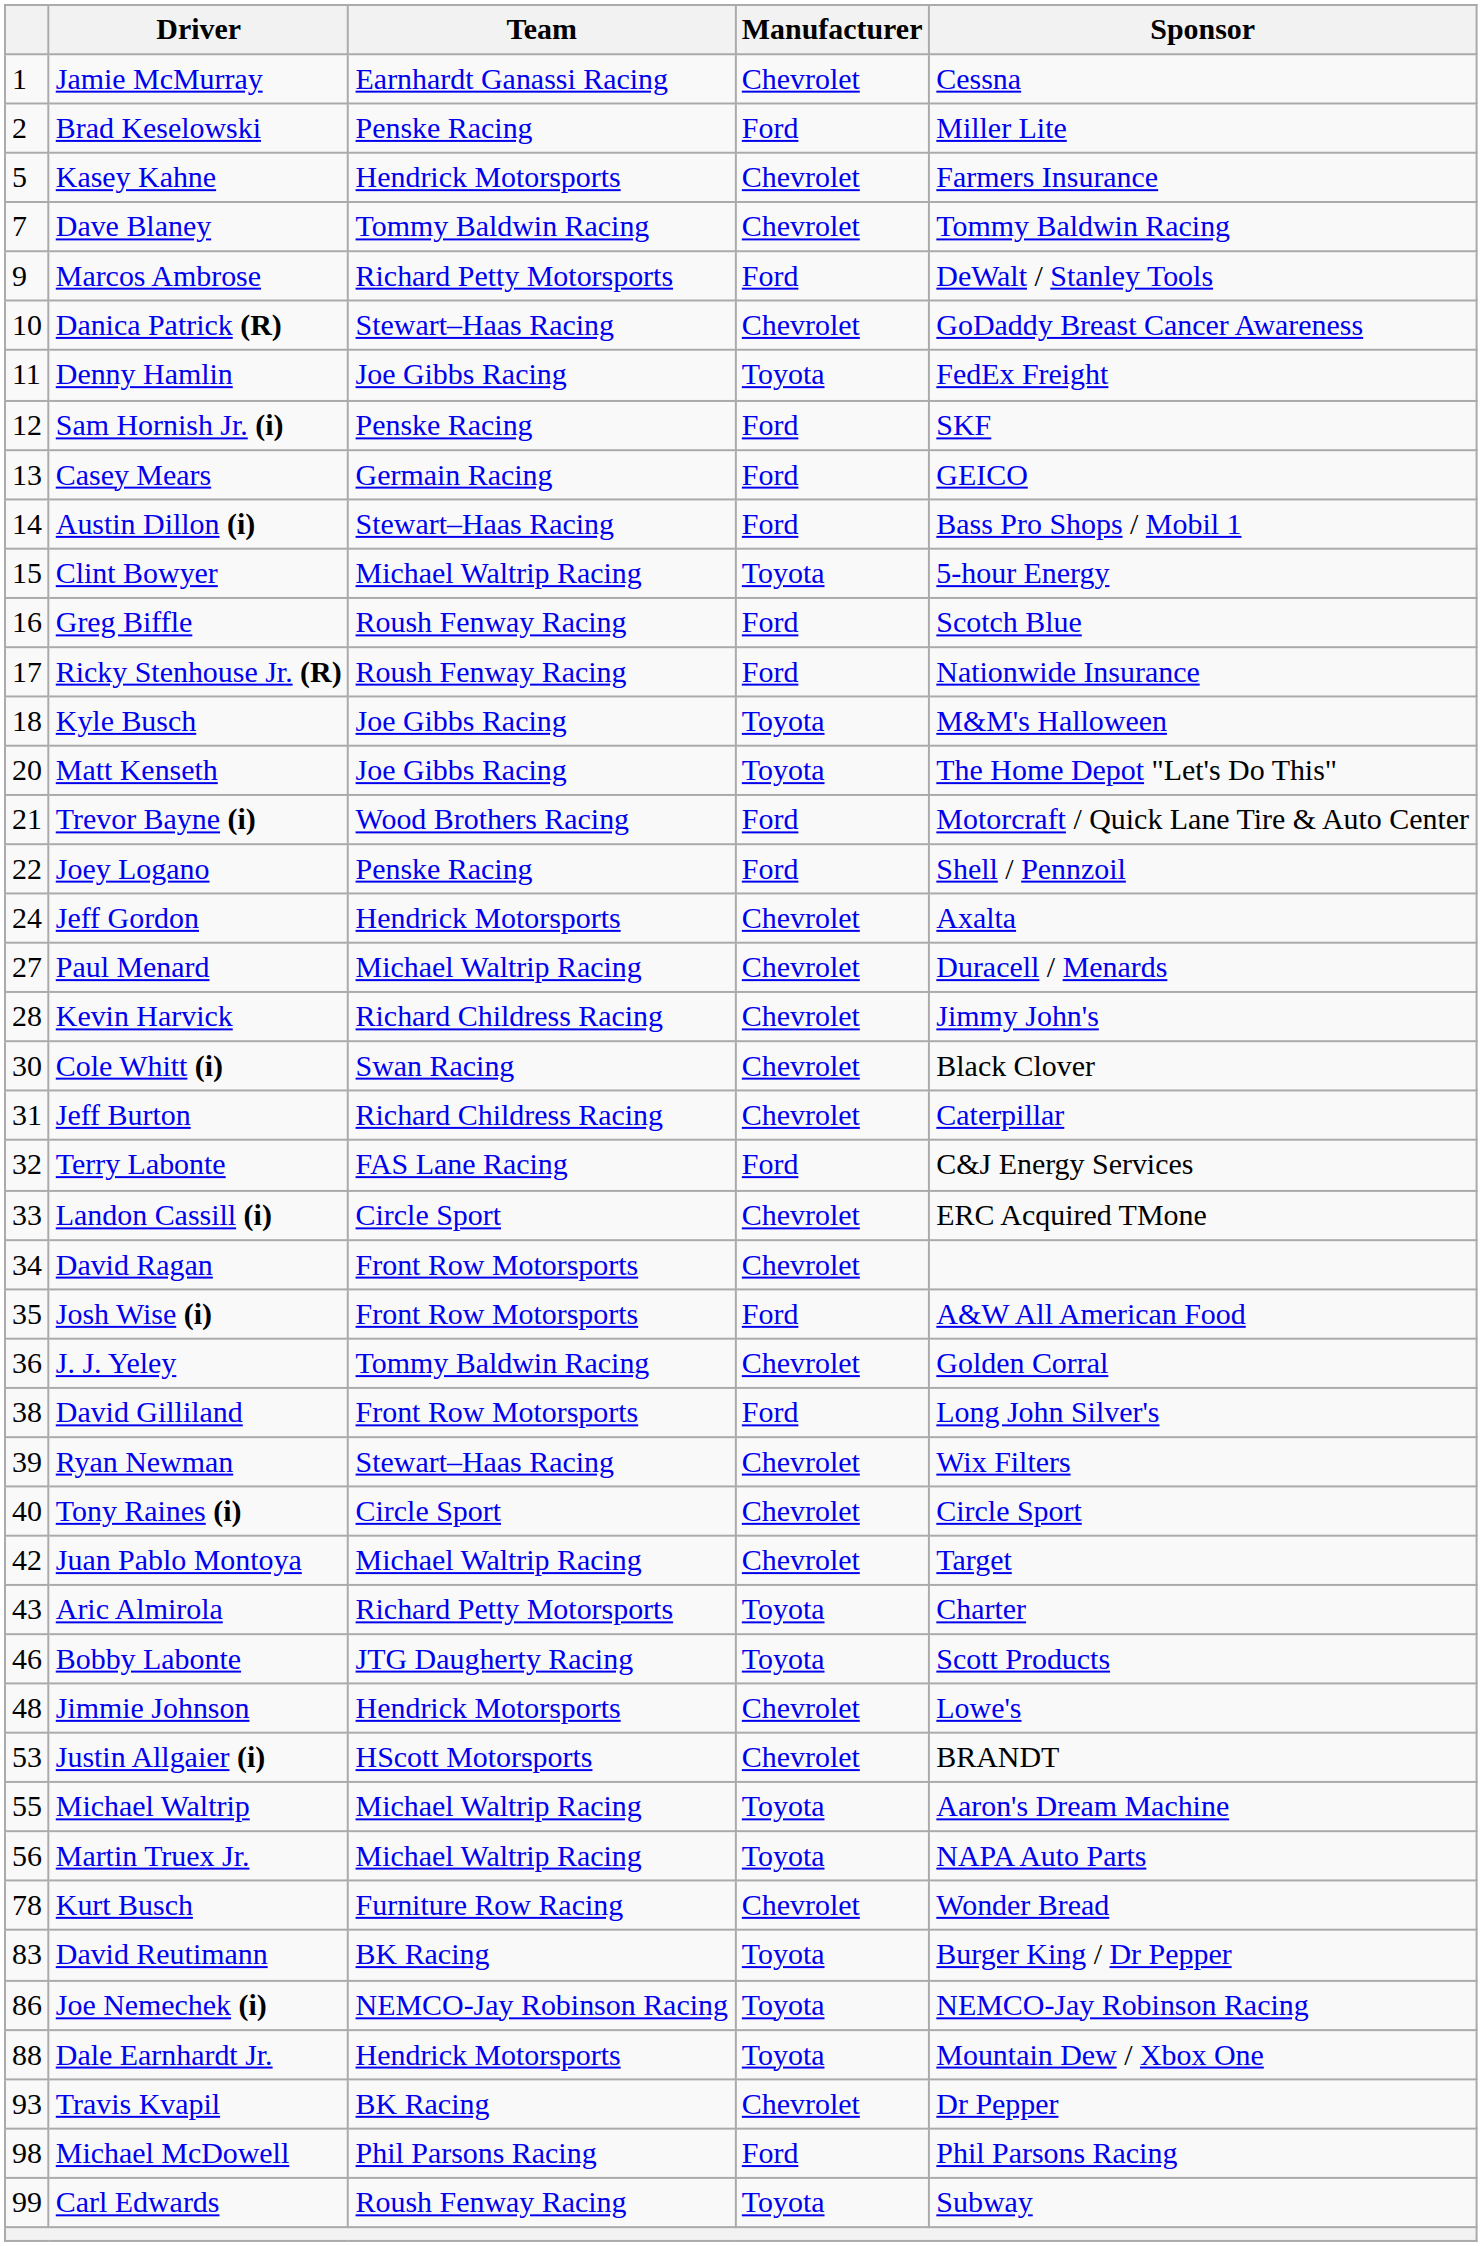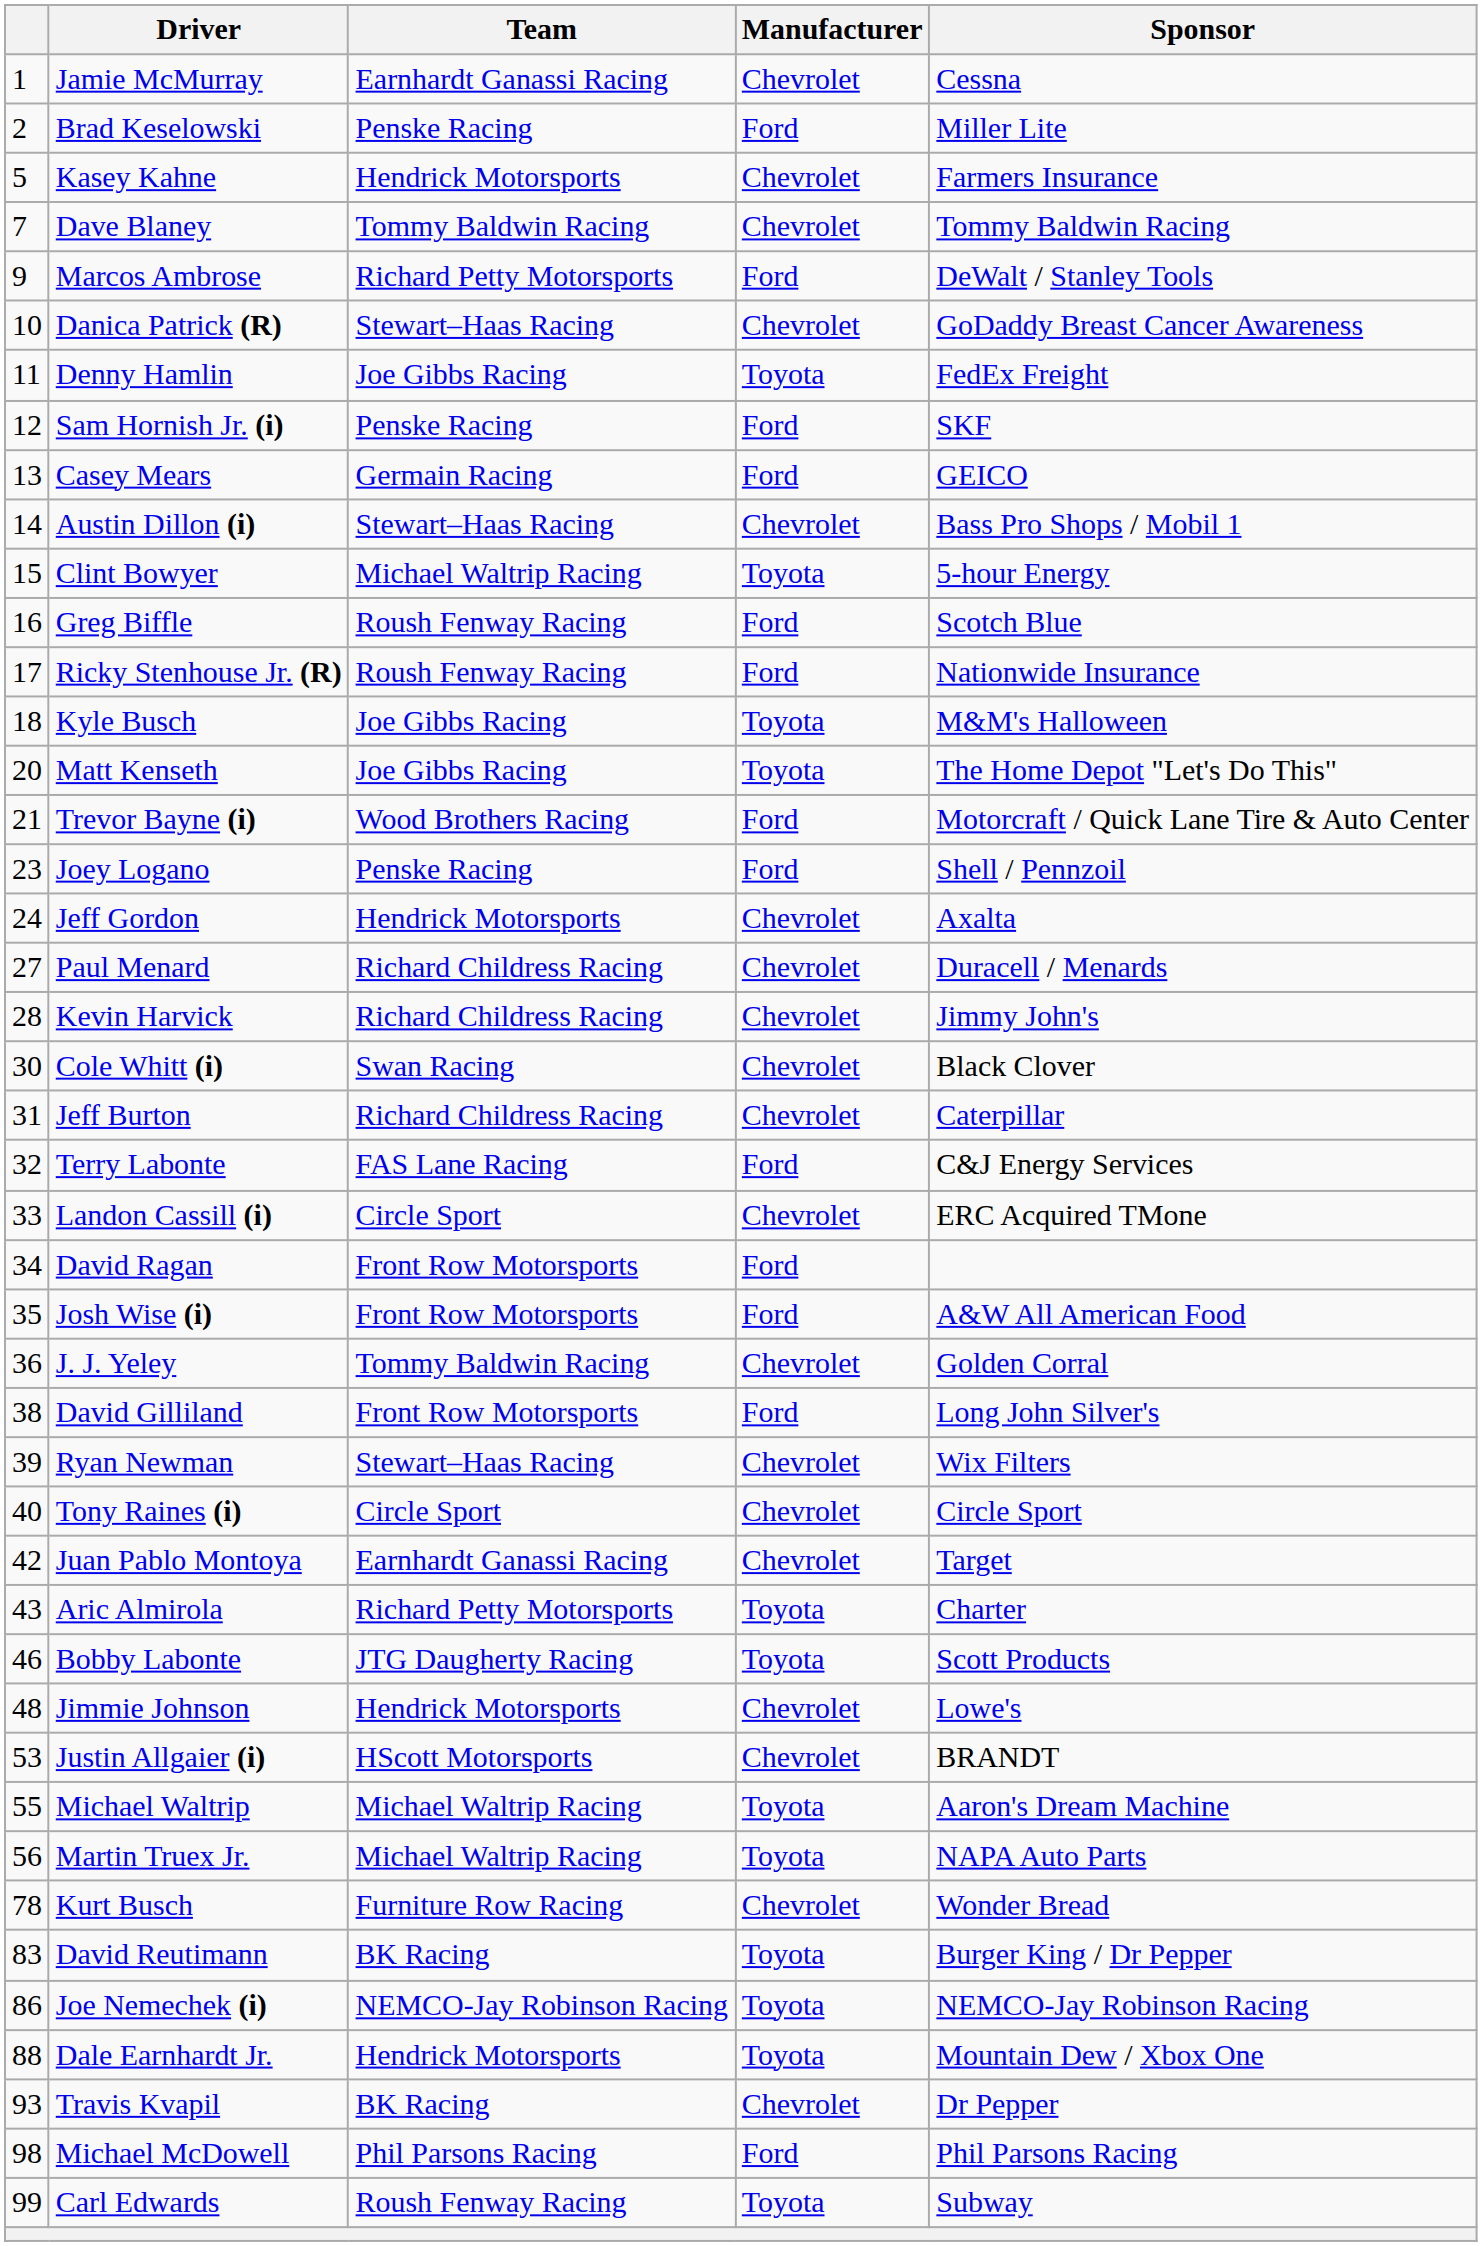(770, 523) Ford -> (801, 523) Chevrolet
(27, 868) 22 -> (27, 868) 23
(499, 967) Michael Waltrip Racing -> (509, 967) Richard Childress Racing
(801, 1263) Chevrolet -> (770, 1263) Ford
(499, 1559) Michael Waltrip Racing -> (512, 1559) Earnhardt Ganassi Racing
